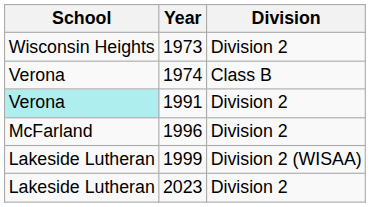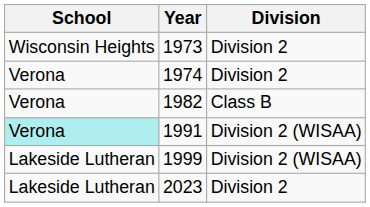(241, 74) Class B -> (249, 74) Division 2
+ row: (183, 103)
(249, 103) Division 2 -> (286, 131) Division 2 (WISAA)
- row: (183, 131)
